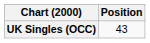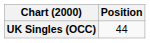(122, 29) 43 -> (122, 29) 44
